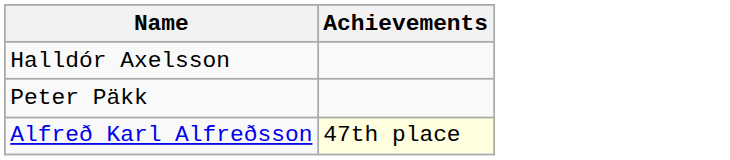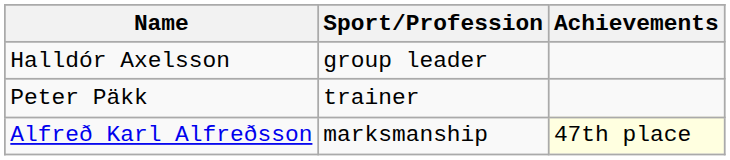+ column: (433, 24)
